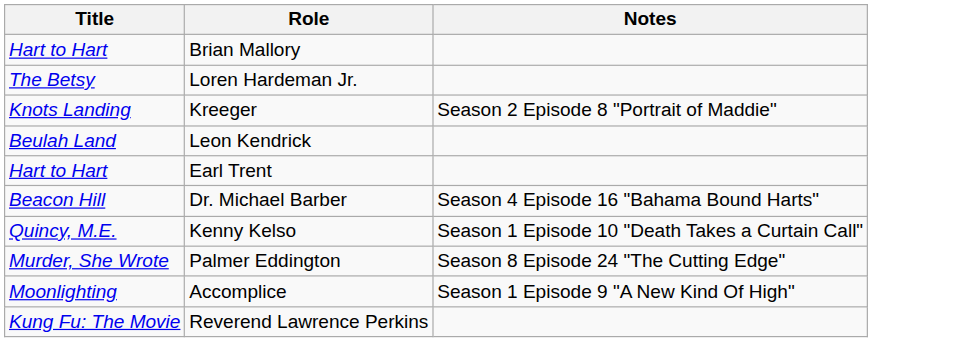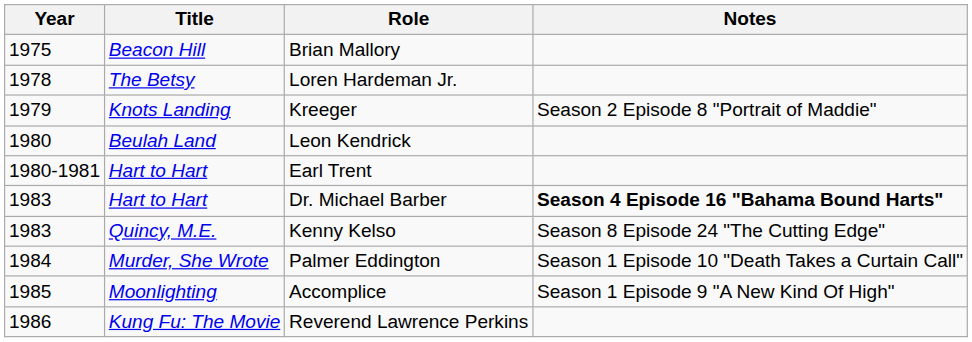+ column: (55, 19)
(58, 49) Hart to Hart -> (157, 49) Beacon Hill
(57, 200) Beacon Hill -> (158, 200) Hart to Hart
(628, 200) normal -> (740, 200) bold
(650, 230) Season 1 Episode 10 "Death Takes a Curtain Call" -> (711, 230) Season 8 Episode 24 "The Cutting Edge"
(611, 261) Season 8 Episode 24 "The Cutting Edge" -> (750, 261) Season 1 Episode 10 "Death Takes a Curtain Call"
